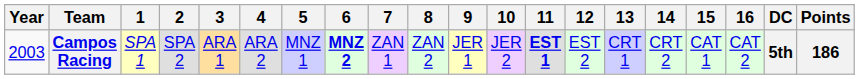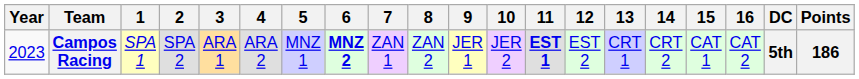(27, 52) 2003 -> (27, 52) 2023
